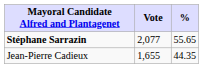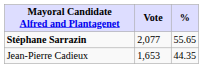(149, 55) 1,655 -> (149, 55) 1,653
